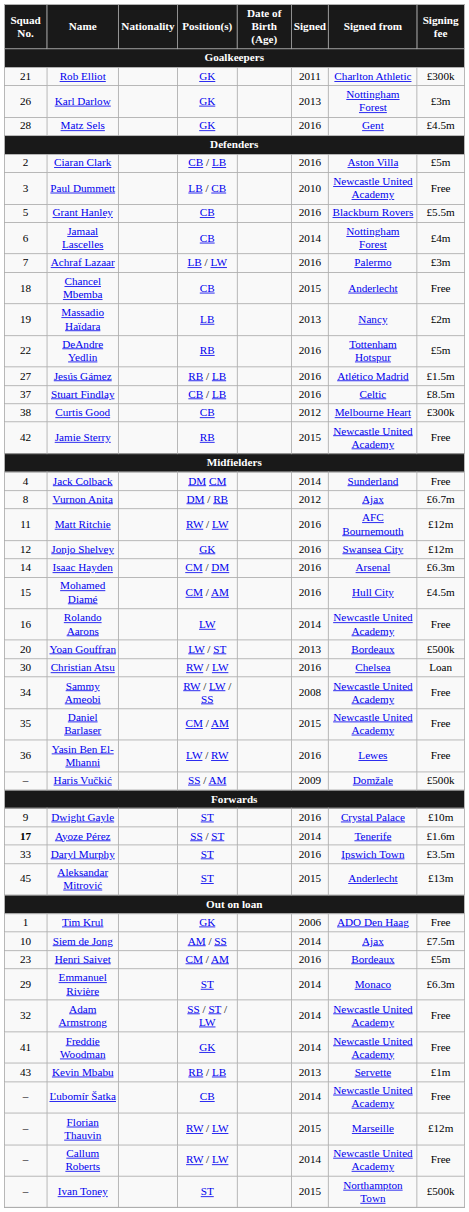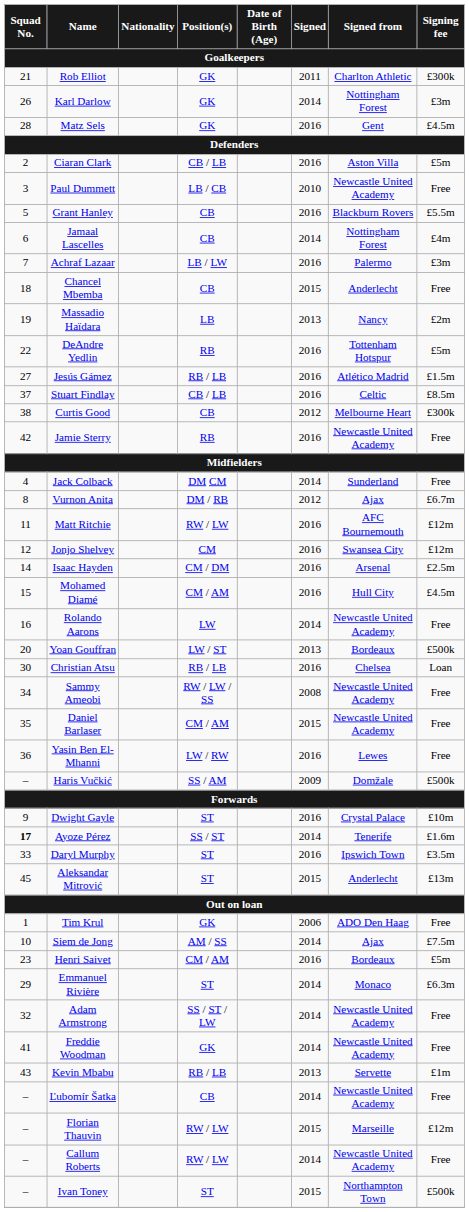(310, 101) 2013 -> (310, 101) 2014
(310, 437) 2015 -> (310, 437) 2016
(207, 549) GK -> (207, 549) CM
(441, 567) £6.3m -> (441, 567) £2.5m
(207, 667) RW / LW -> (207, 667) RB / LB
